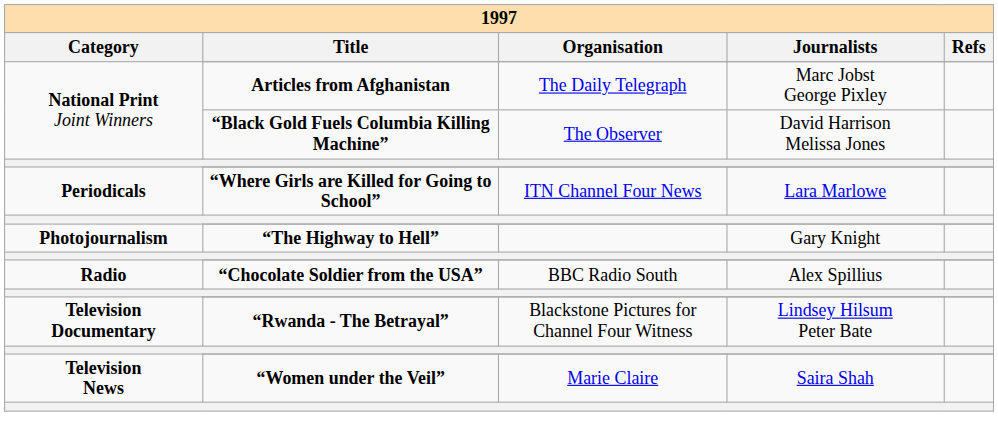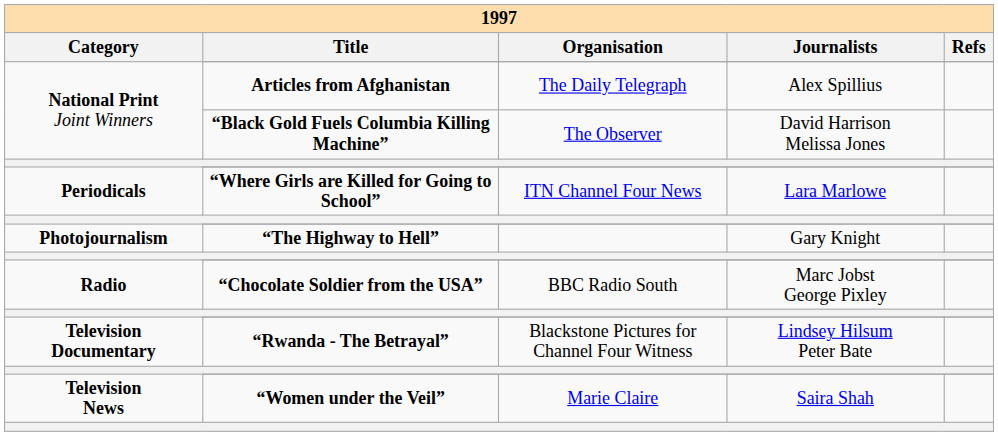(835, 85) Marc Jobst George Pixley -> (835, 85) Alex Spillius
(835, 274) Alex Spillius -> (835, 284) Marc Jobst George Pixley
